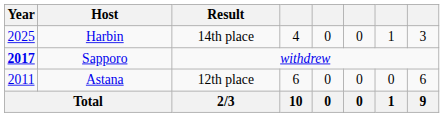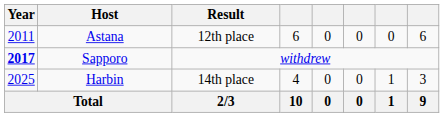rows swapped: (105, 79) <-> (105, 36)
